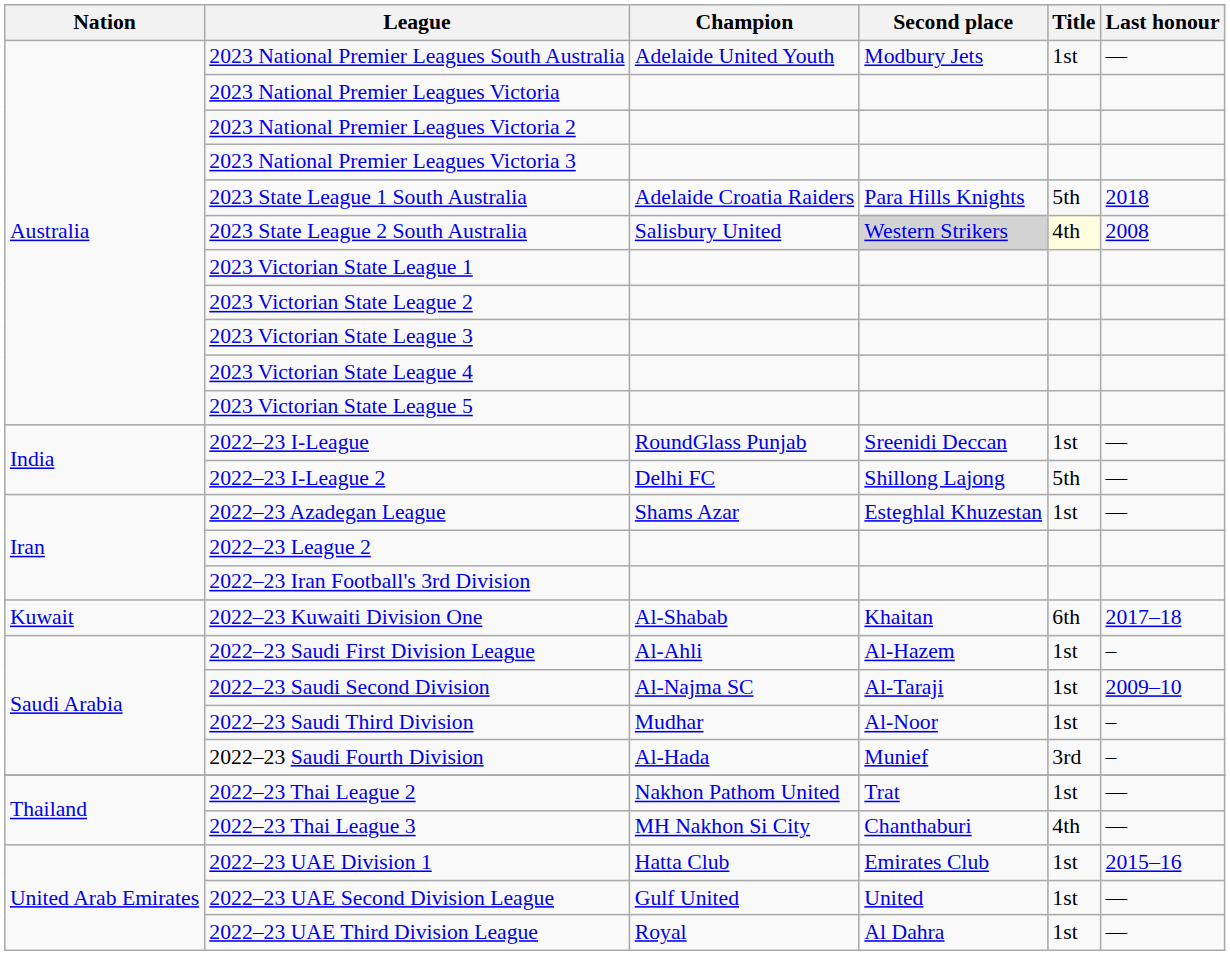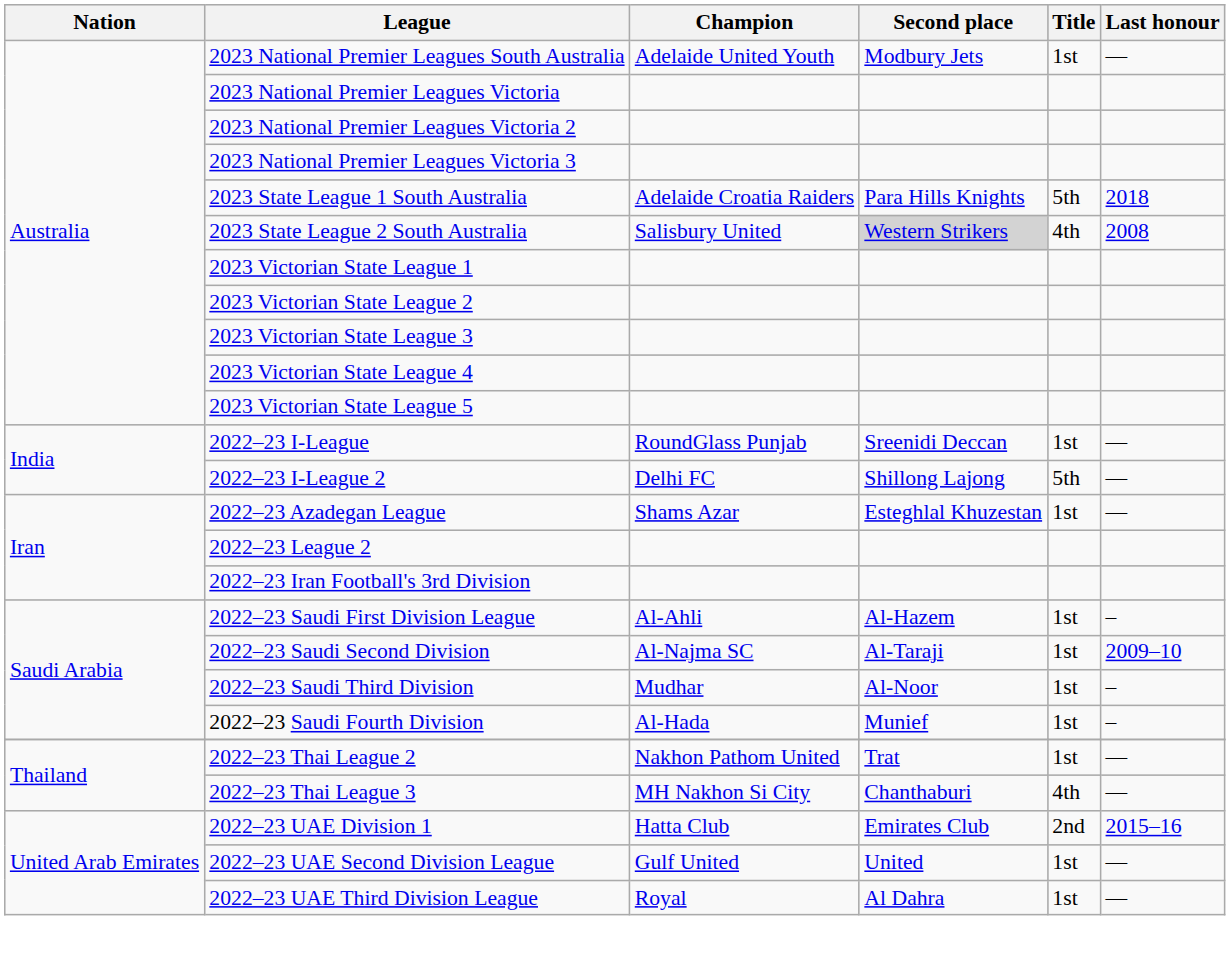(1066, 232) lightyellow background -> (1066, 232) no background
- row: (346, 617)
(1067, 757) 3rd -> (1065, 722) 1st
(1065, 862) 1st -> (1069, 827) 2nd
